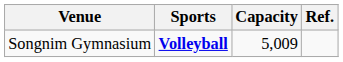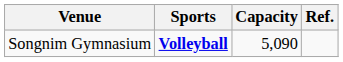(280, 43) 5,009 -> (280, 43) 5,090
